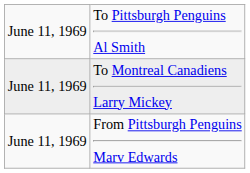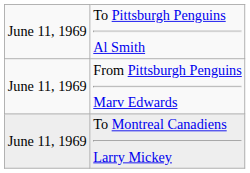rows swapped: (168, 86) <-> (168, 141)
